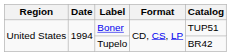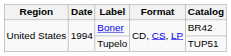(203, 28) TUP51 -> (200, 28) BR42
(200, 43) BR42 -> (203, 43) TUP51
